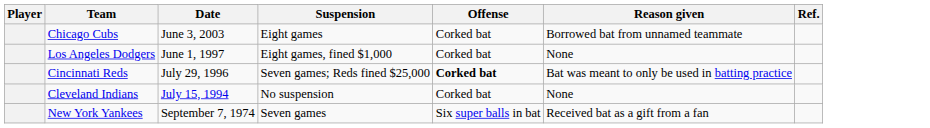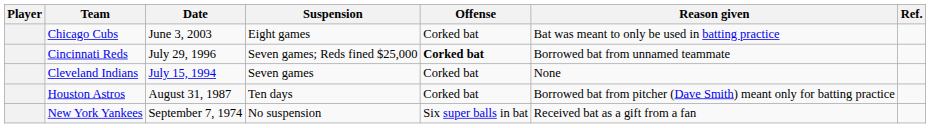(644, 34) Borrowed bat from unnamed teammate -> (657, 34) Bat was meant to only be used in batting practice
- row: (101, 53)
(669, 73) Bat was meant to only be used in batting practice -> (632, 53) Borrowed bat from unnamed teammate
(297, 93) No suspension -> (281, 73) Seven games
+ row: (86, 93)
(293, 113) Seven games -> (285, 113) No suspension
